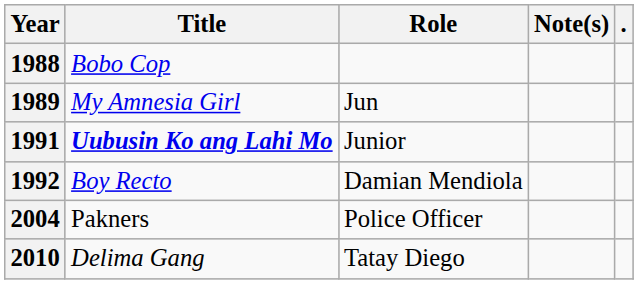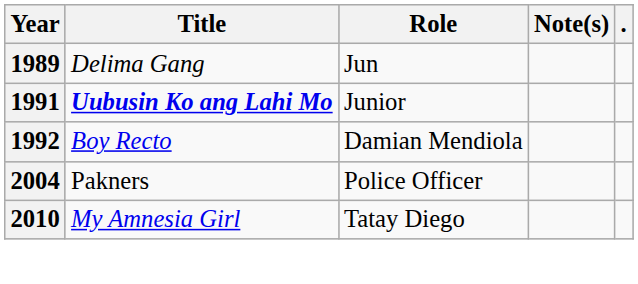- row: (35, 63)
(156, 102) My Amnesia Girl -> (138, 63) Delima Gang
(138, 258) Delima Gang -> (156, 219) My Amnesia Girl
